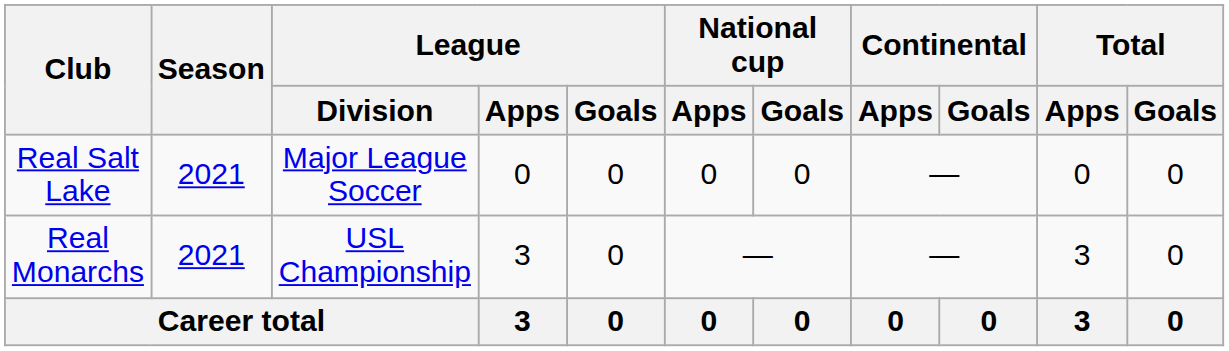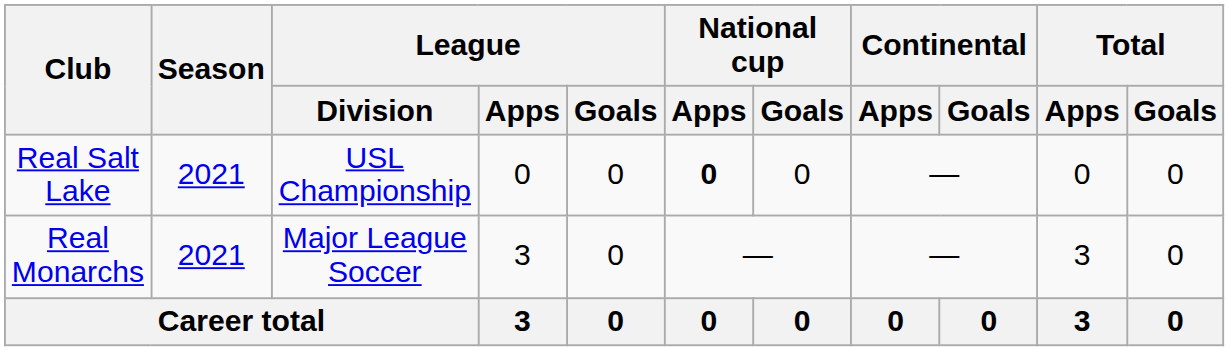(375, 174) Major League Soccer -> (375, 174) USL Championship
(709, 174) normal -> (709, 174) bold
(375, 256) USL Championship -> (375, 256) Major League Soccer
